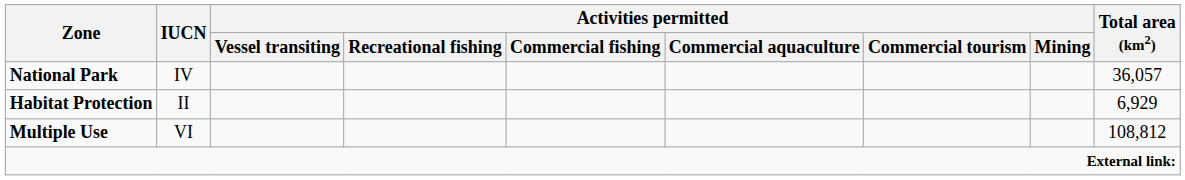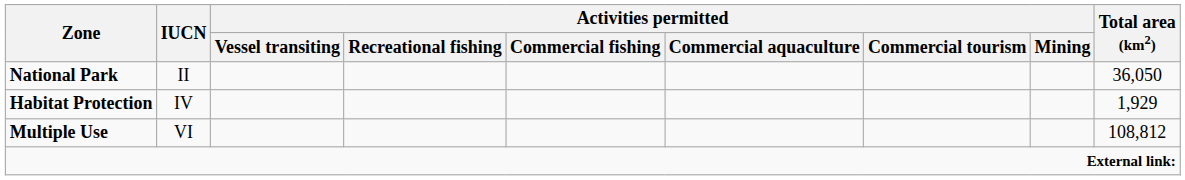(184, 75) IV -> (184, 75) II
(1137, 75) 36,057 -> (1137, 75) 36,050
(184, 103) II -> (184, 103) IV
(1137, 103) 6,929 -> (1137, 103) 1,929
